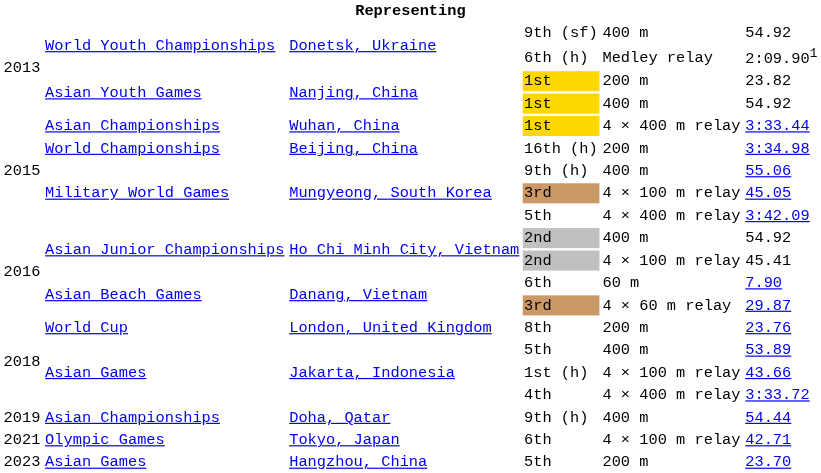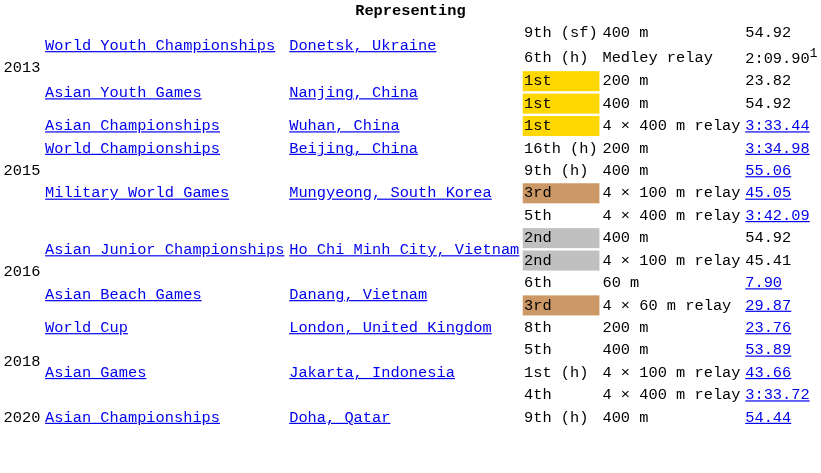(22, 418) 2019 -> (22, 418) 2020
- row: (344, 440)
- row: (358, 463)
